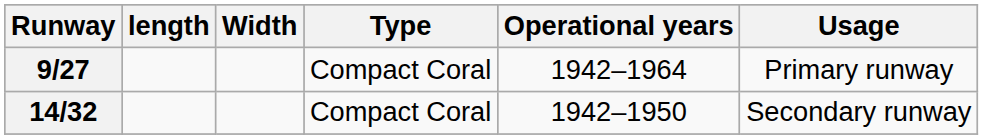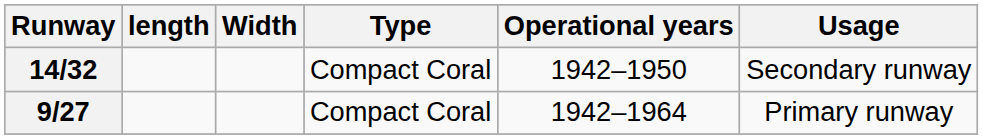rows swapped: (63, 69) <-> (63, 112)
